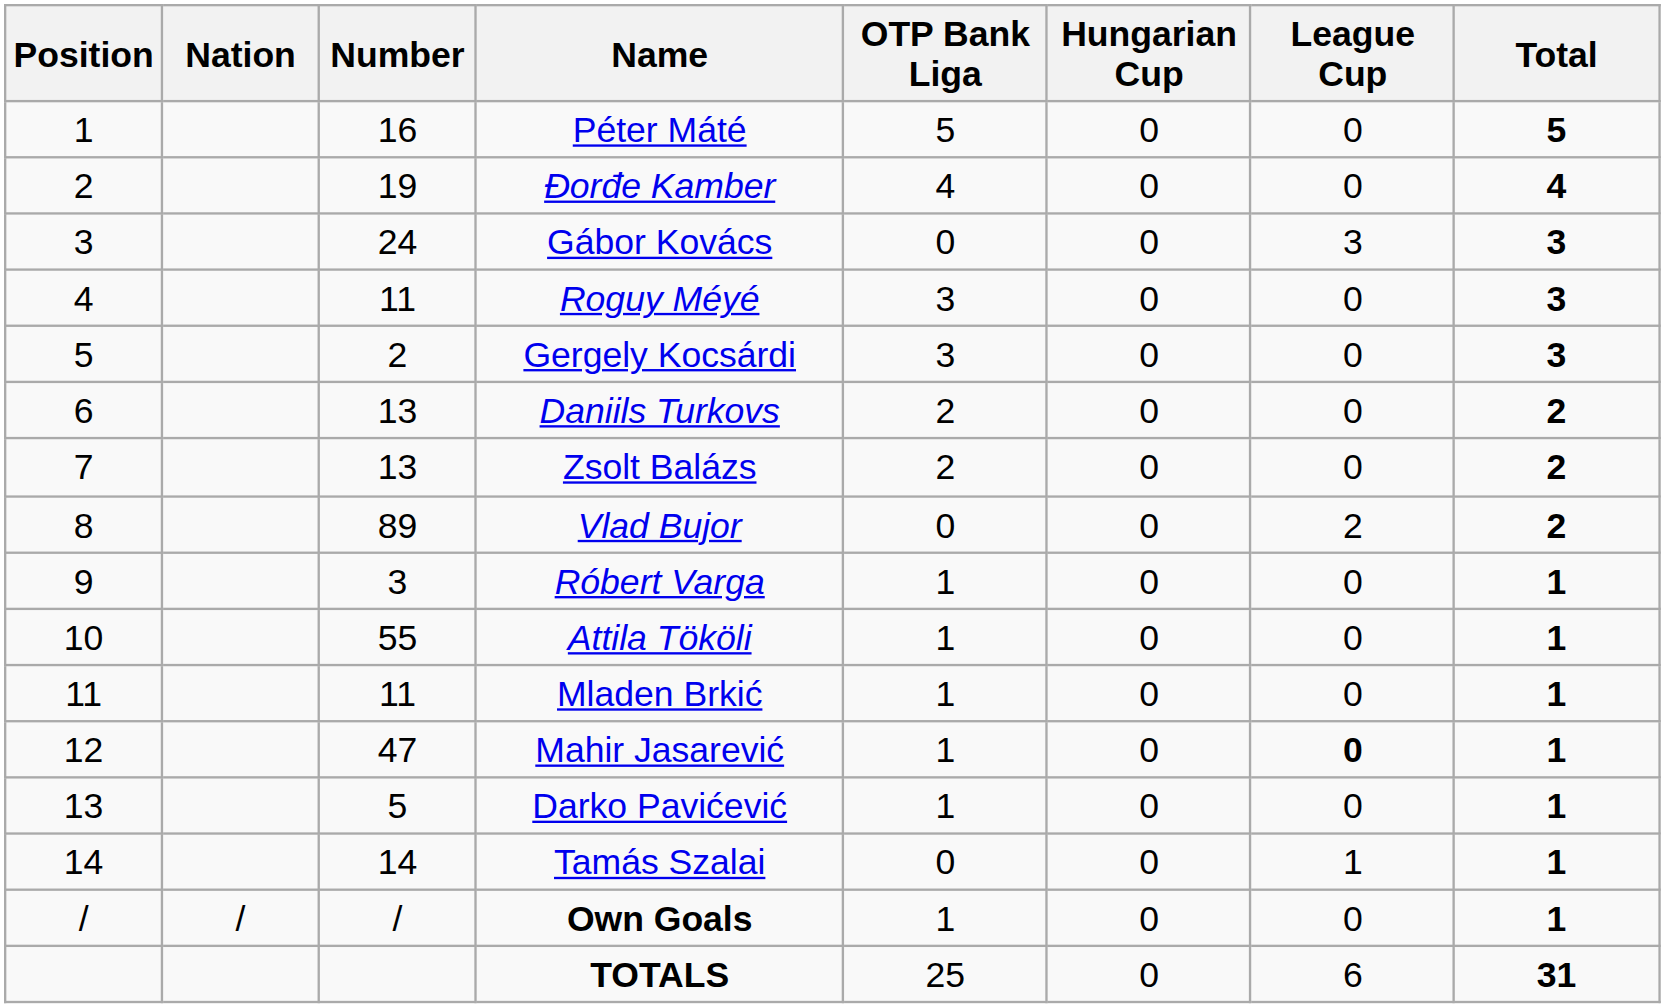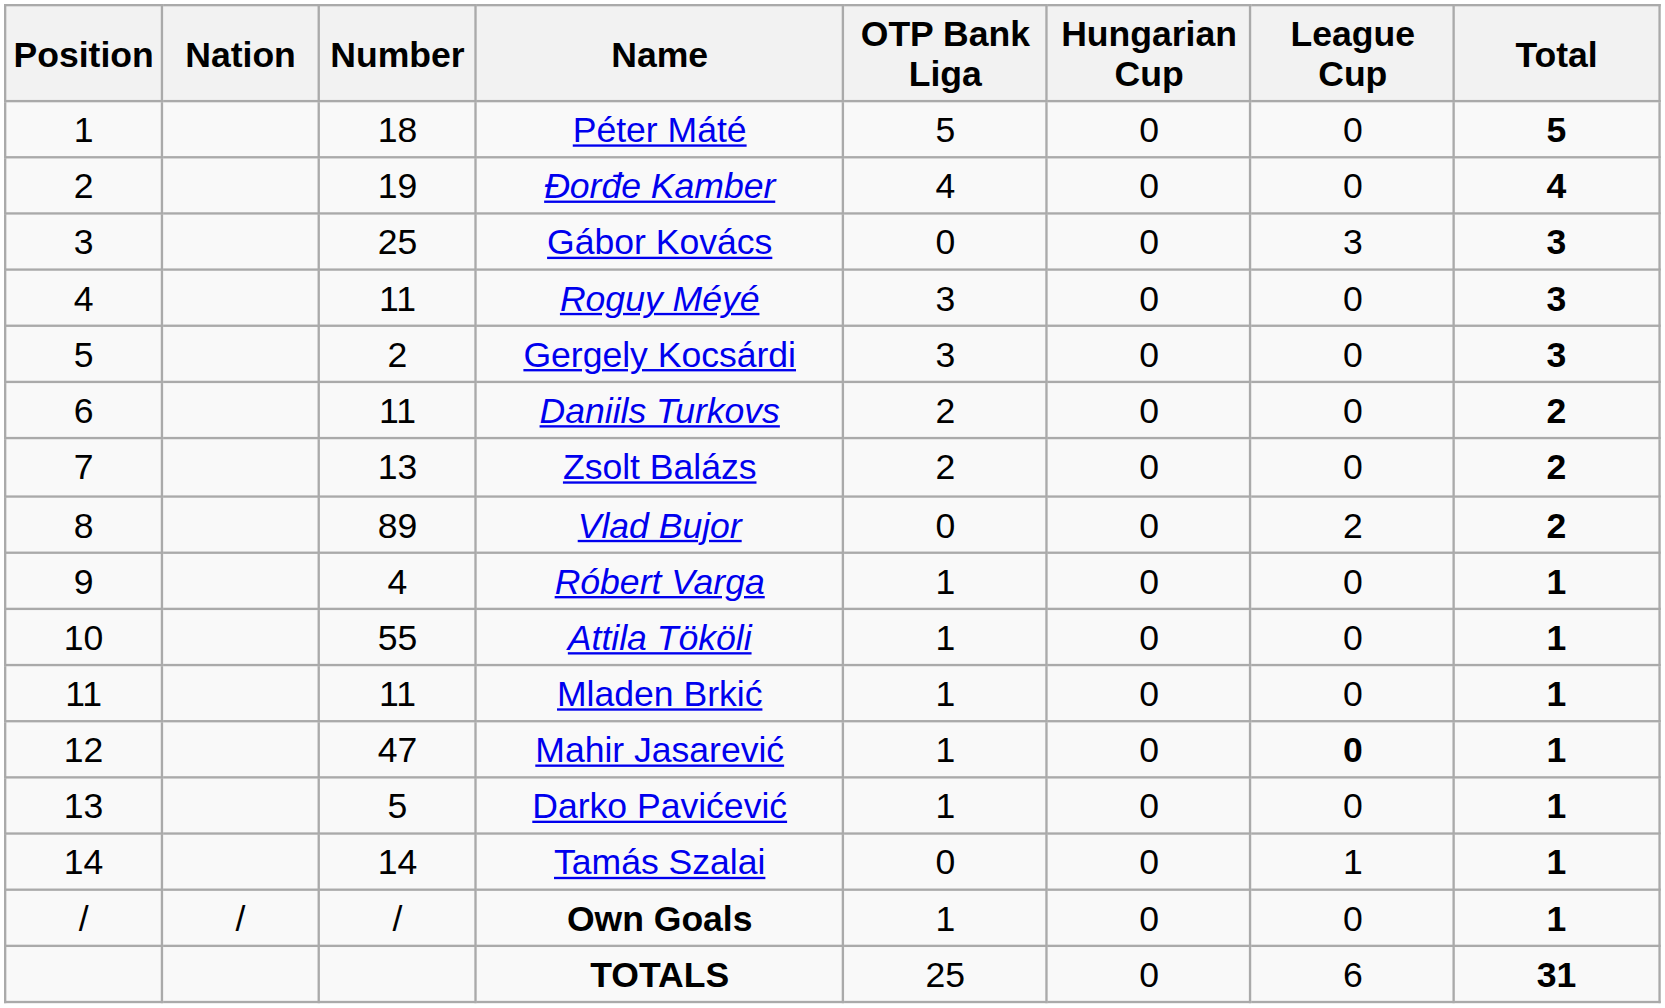(397, 130) 16 -> (397, 130) 18
(397, 242) 24 -> (397, 242) 25
(397, 411) 13 -> (397, 411) 11
(397, 580) 3 -> (397, 580) 4
